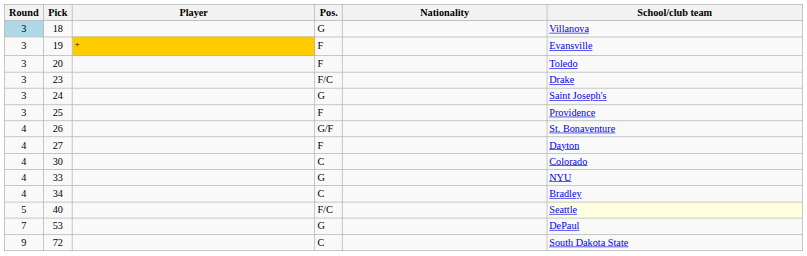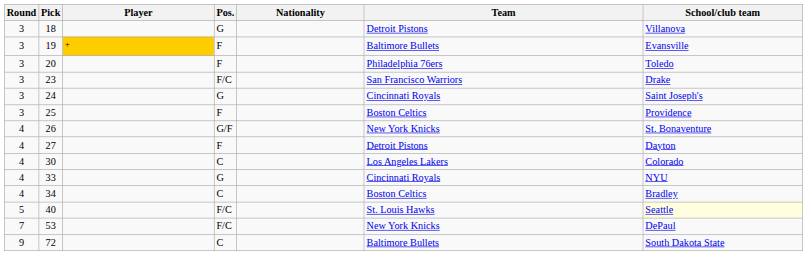+ column: (504, 12)
(24, 28) lightblue background -> (21, 28) no background
(321, 226) G -> (224, 226) F/C
